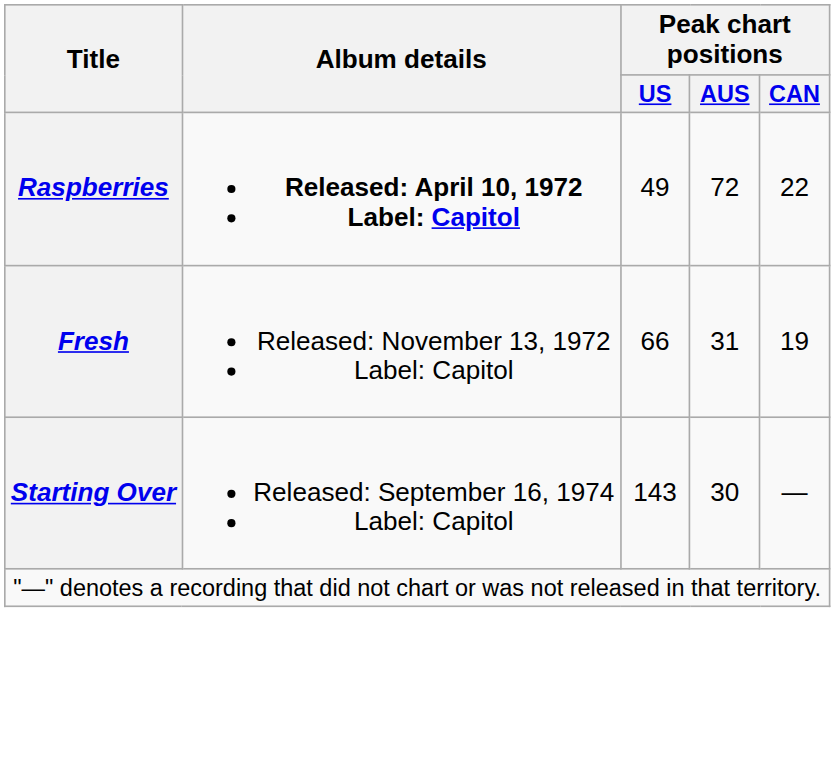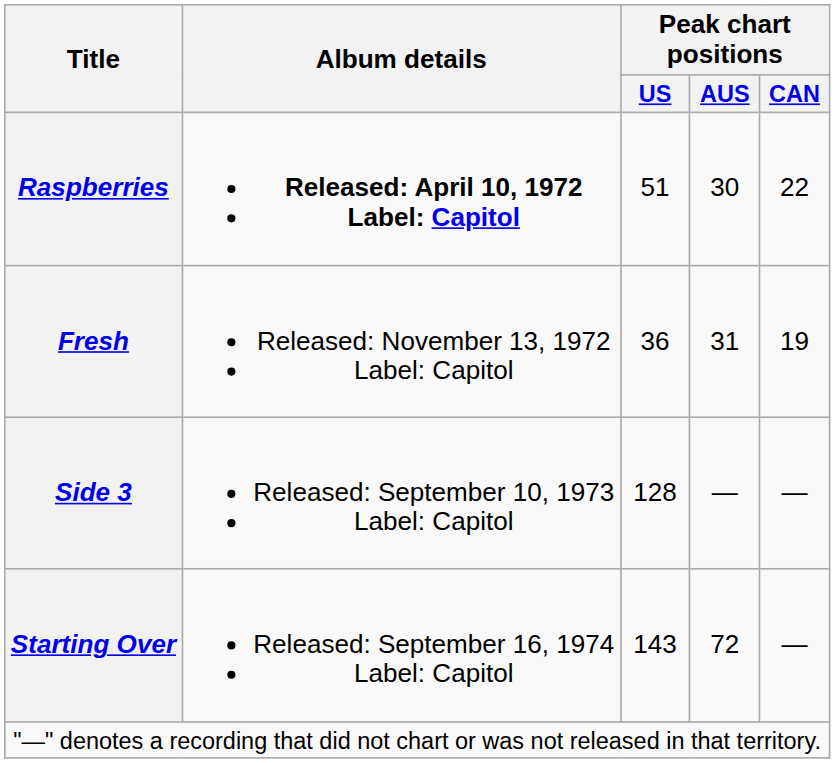(655, 188) 49 -> (655, 188) 51
(725, 188) 72 -> (725, 188) 30
(655, 340) 66 -> (655, 340) 36
+ row: (93, 492)
(725, 492) 30 -> (725, 644) 72
